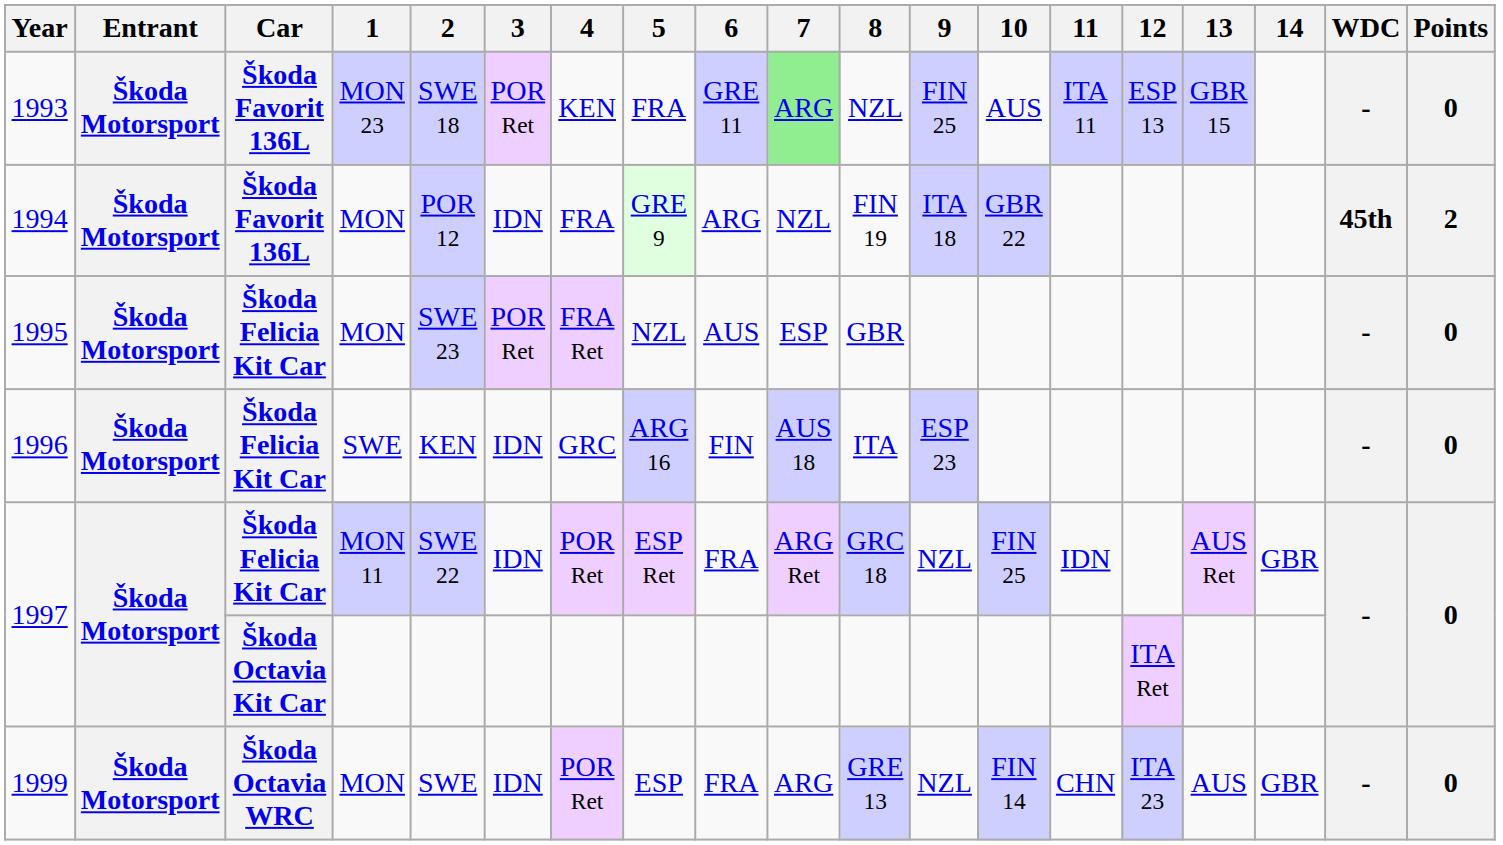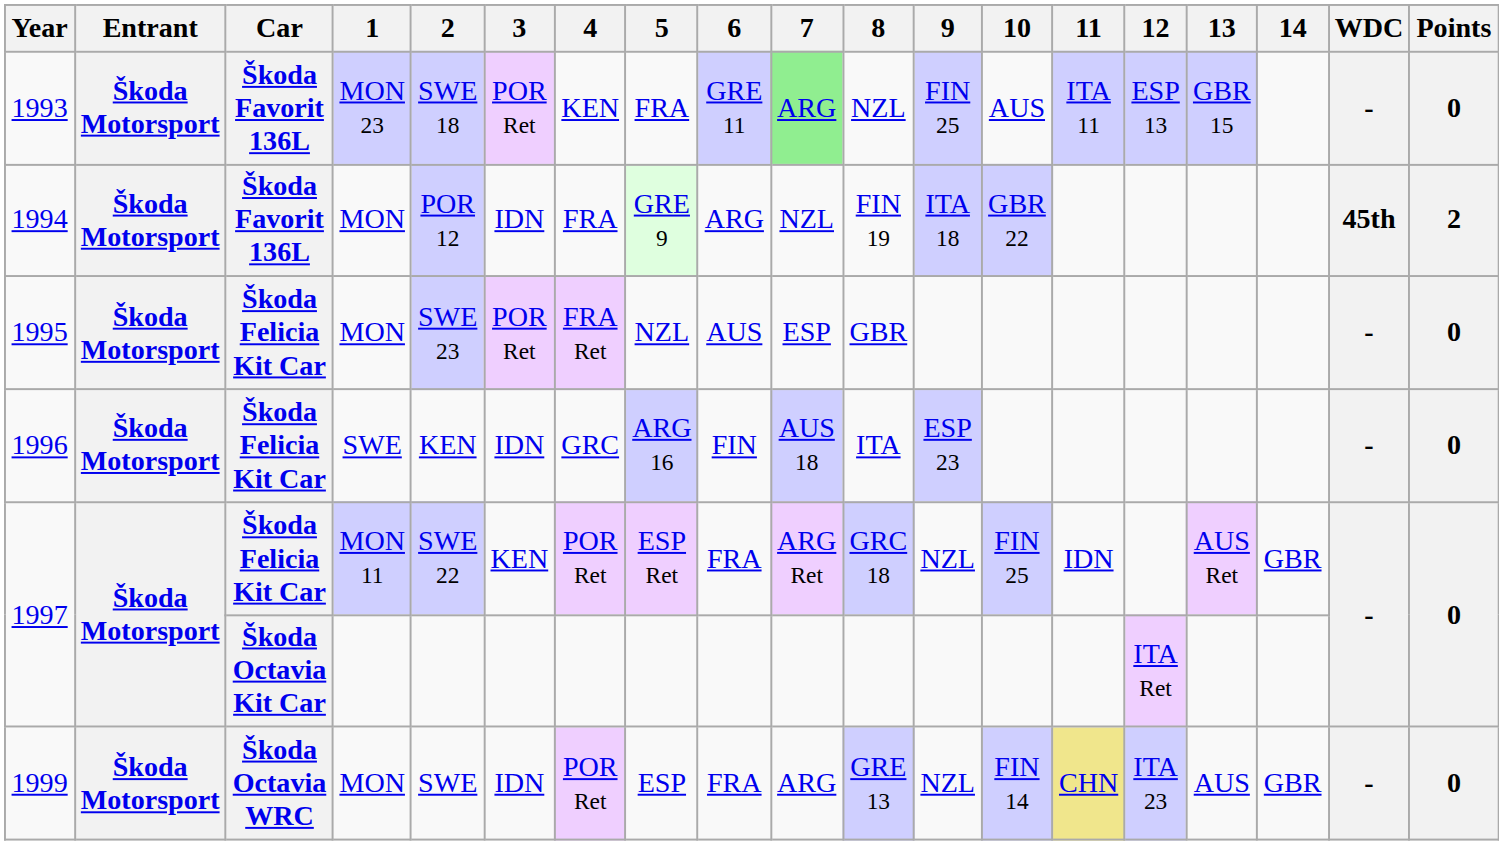(518, 557) IDN -> (519, 557) KEN
(1086, 783) no background -> (1089, 783) khaki background
